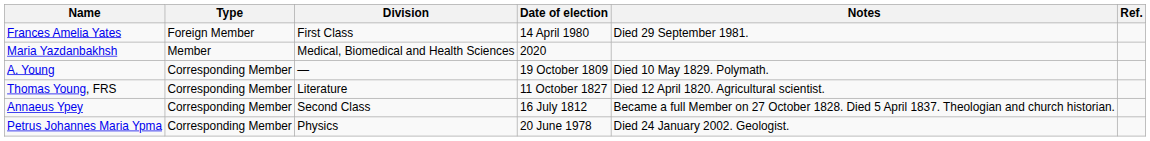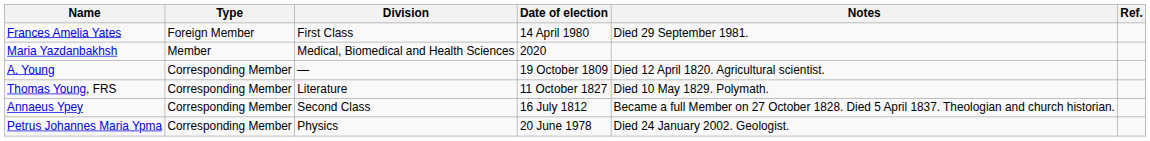(691, 70) Died 10 May 1829. Polymath. -> (719, 70) Died 12 April 1820. Agricultural scientist.
(719, 88) Died 12 April 1820. Agricultural scientist. -> (691, 88) Died 10 May 1829. Polymath.
